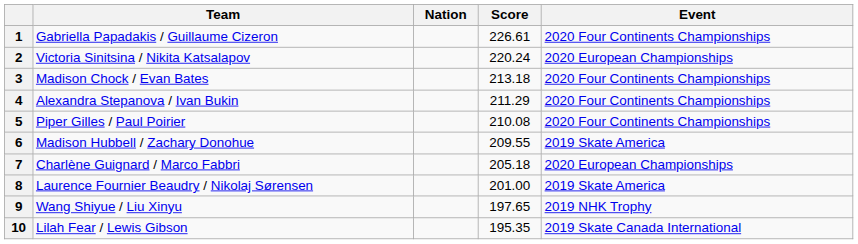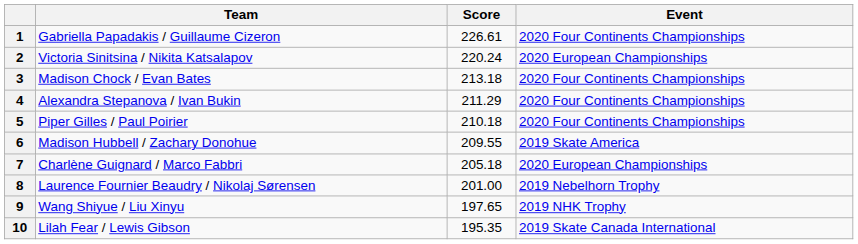- column: (446, 15)
(510, 121) 210.08 -> (482, 121) 210.18
(605, 185) 2019 Skate America -> (589, 185) 2019 Nebelhorn Trophy
